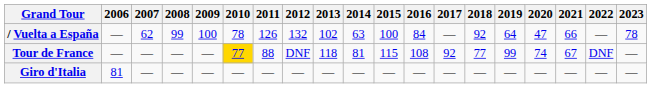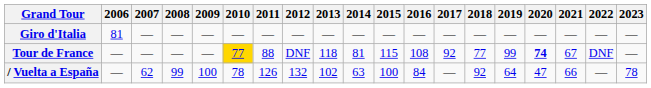rows swapped: (53, 72) <-> (53, 33)
(540, 53) normal -> (540, 53) bold
